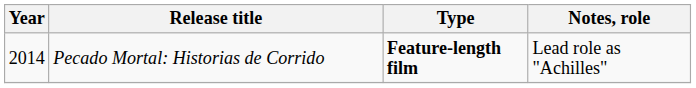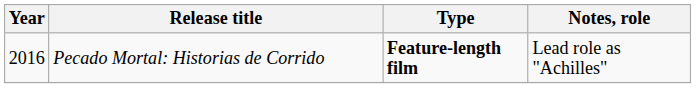(27, 57) 2014 -> (27, 57) 2016
